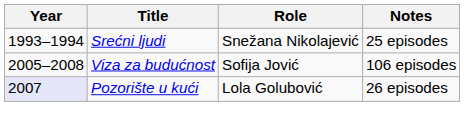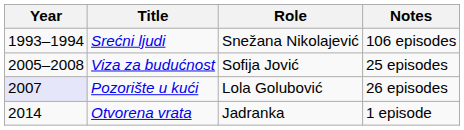(407, 40) 25 episodes -> (411, 40) 106 episodes
(411, 64) 106 episodes -> (407, 64) 25 episodes
+ row: (141, 112)
